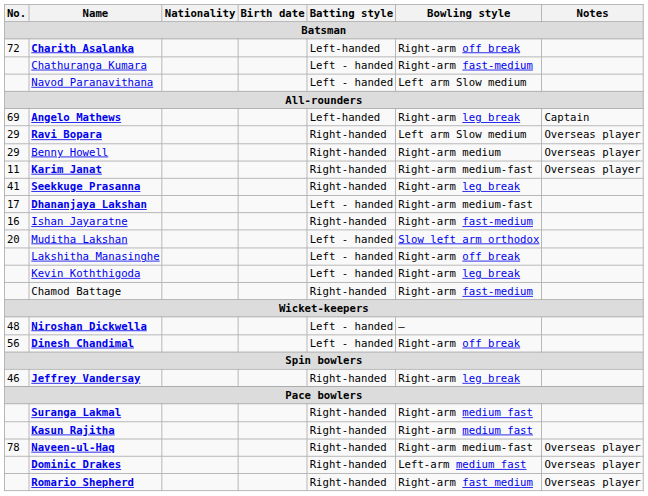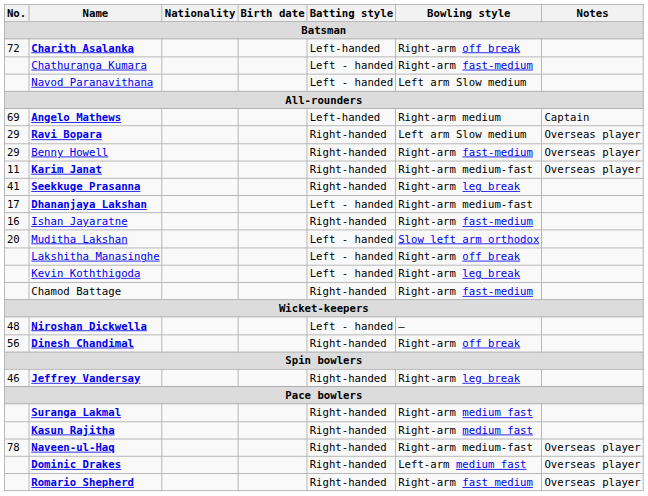(459, 117) Right-arm leg break -> (450, 117) Right-arm medium
(450, 152) Right-arm medium -> (466, 152) Right-arm fast-medium
(351, 343) Left - handed -> (348, 343) Right-handed
